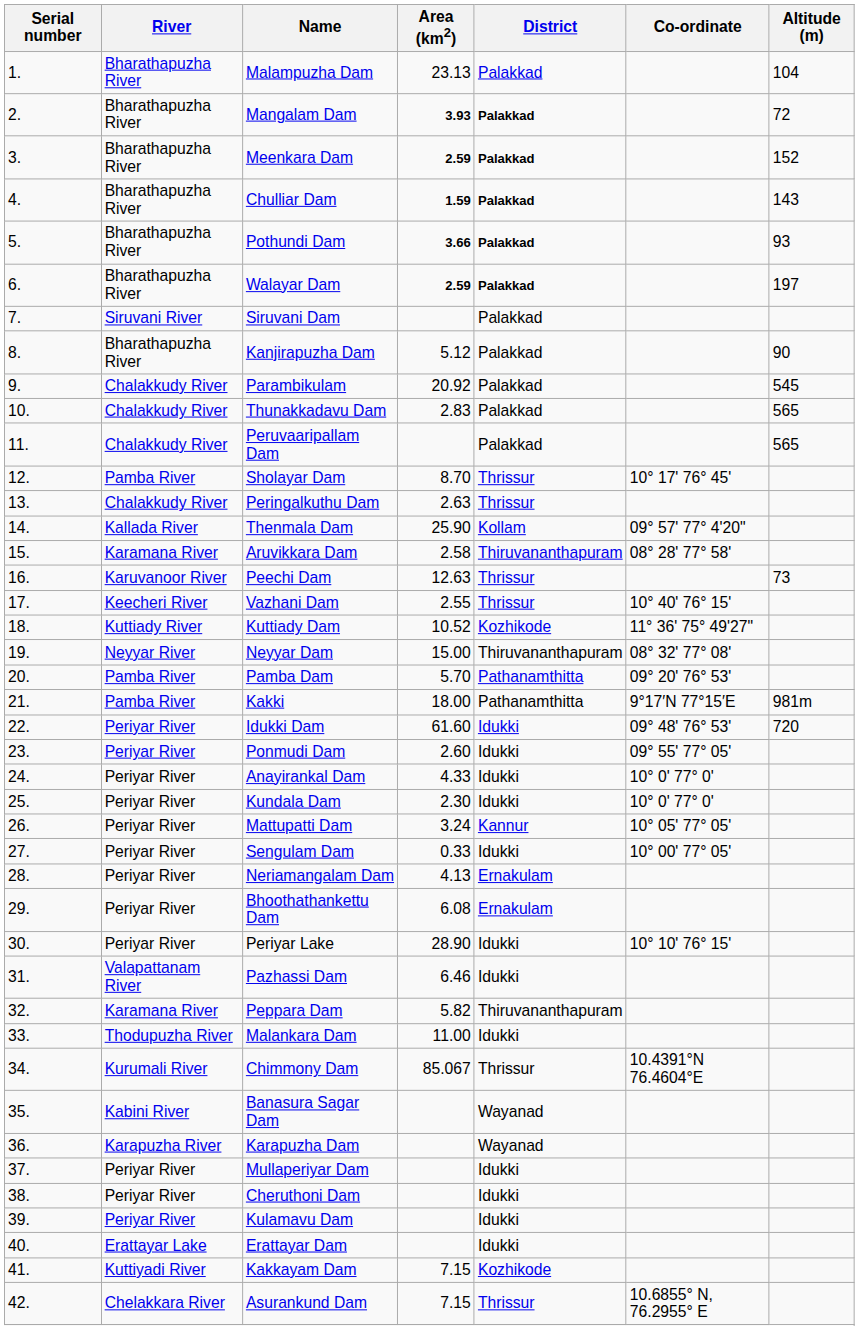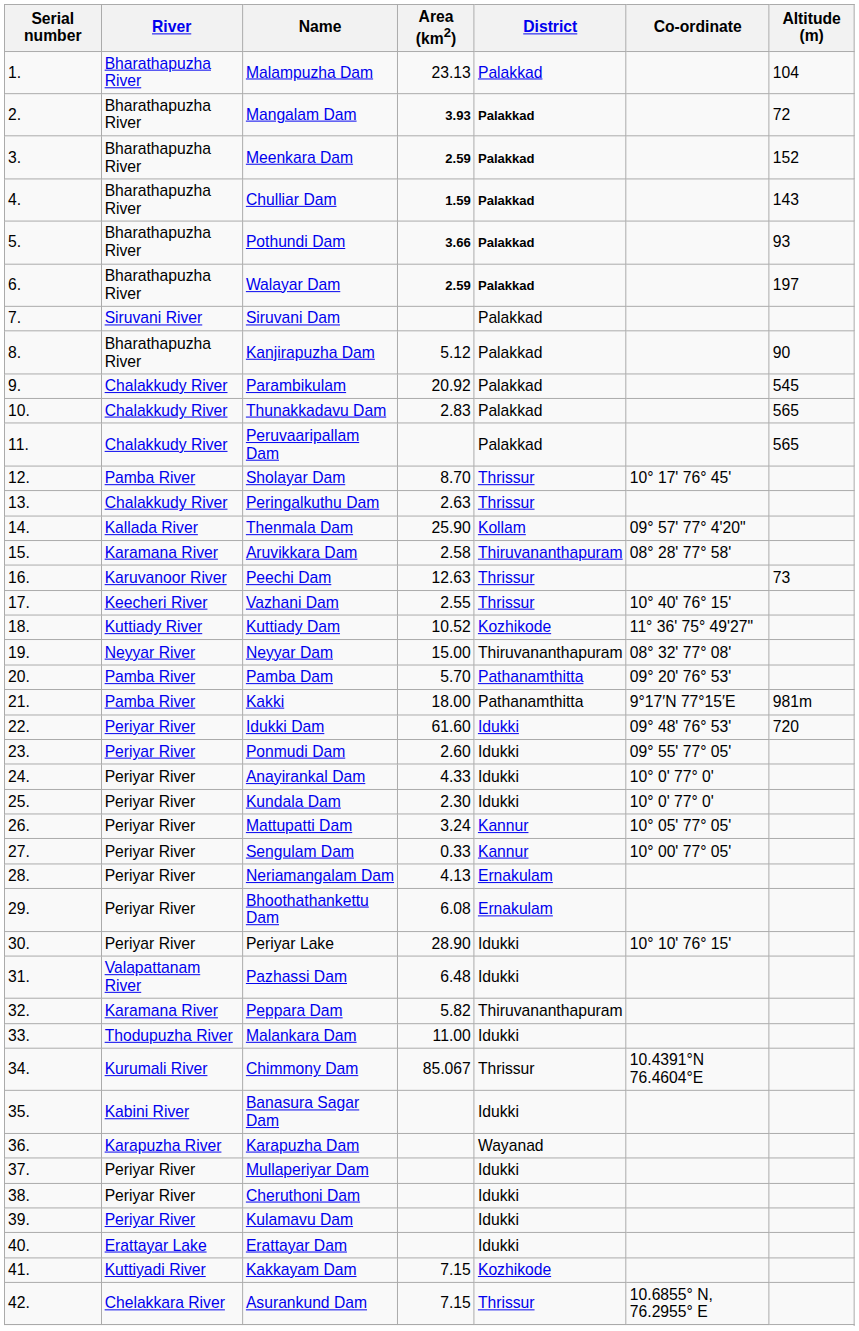(498, 851) Idukki -> (503, 851) Kannur
(455, 977) 6.46 -> (455, 977) 6.48
(511, 1112) Wayanad -> (498, 1112) Idukki
